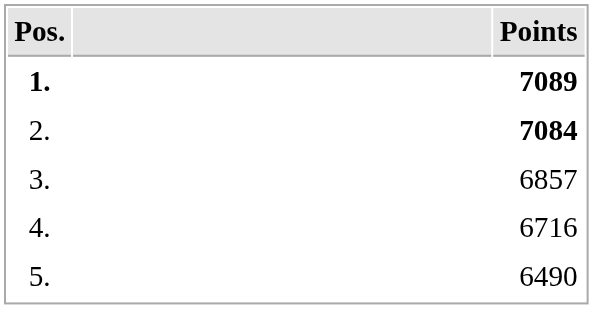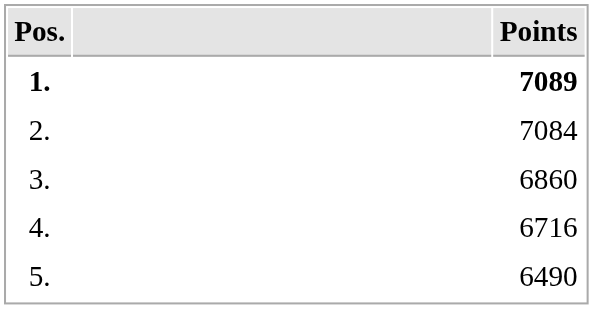(548, 130) bold -> (548, 130) normal
(548, 179) 6857 -> (548, 179) 6860
